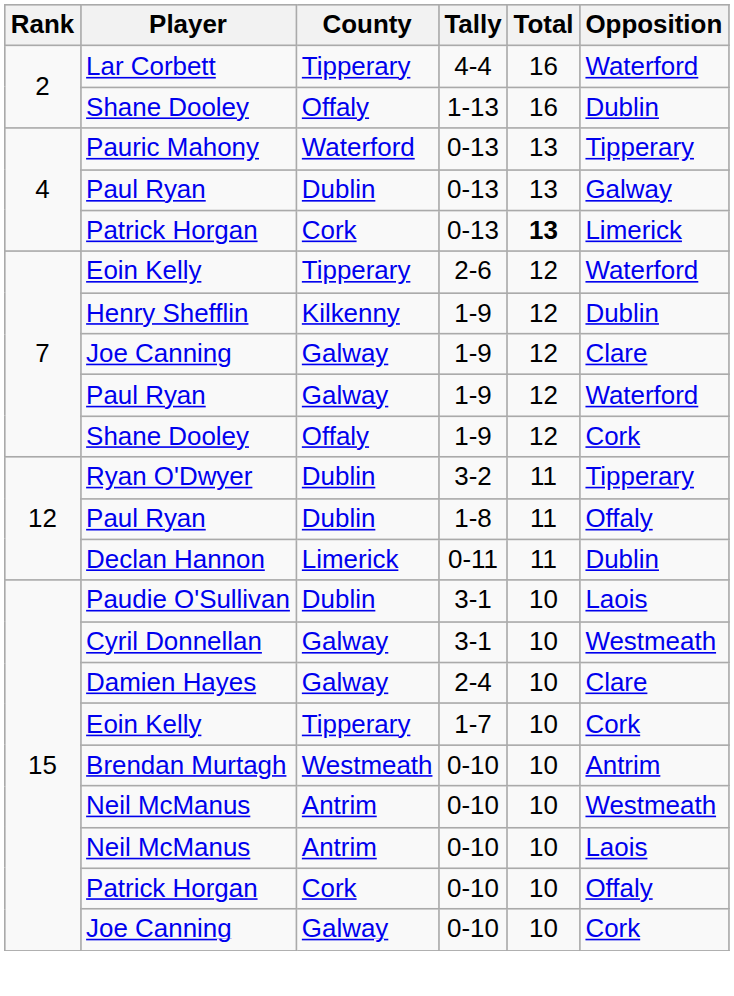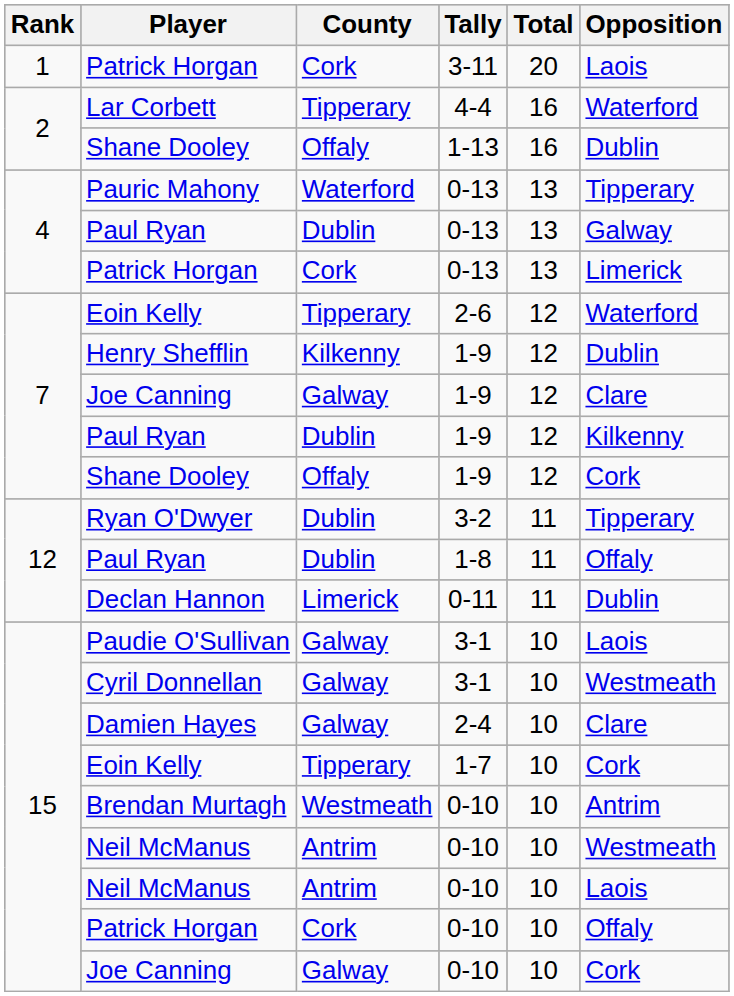+ row: (172, 66)
(543, 230) bold -> (543, 271) normal
(345, 395) Galway -> (339, 436) Dublin
(642, 395) Waterford -> (634, 436) Kilkenny
(339, 600) Dublin -> (345, 641) Galway
